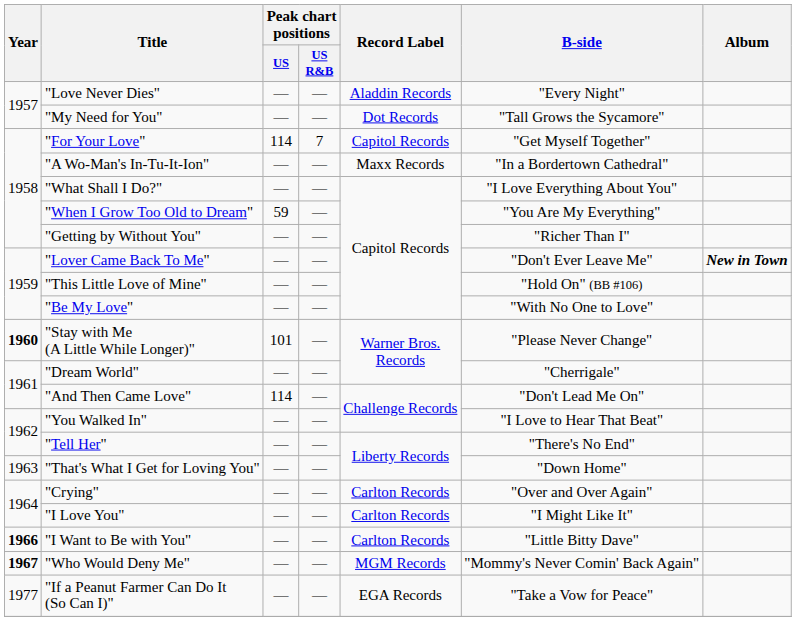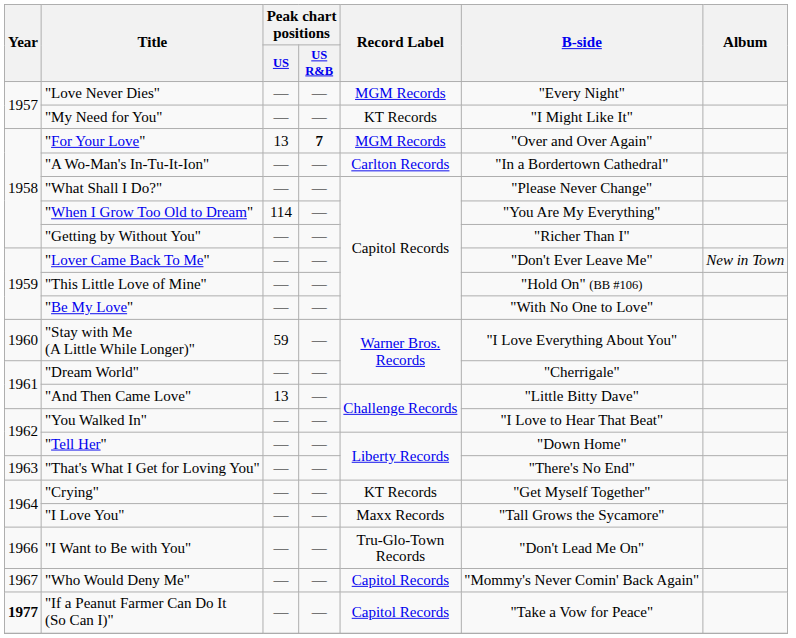(400, 93) Aladdin Records -> (400, 93) MGM Records
(400, 117) Dot Records -> (400, 117) KT Records
(582, 117) "Tall Grows the Sycamore" -> (582, 117) "I Might Like It"
(281, 140) 114 -> (281, 140) 13
(319, 140) normal -> (319, 140) bold
(400, 140) Capitol Records -> (400, 140) MGM Records
(582, 140) "Get Myself Together" -> (582, 140) "Over and Over Again"
(400, 164) Maxx Records -> (400, 164) Carlton Records
(582, 188) "I Love Everything About You" -> (582, 188) "Please Never Change"
(281, 212) 59 -> (281, 212) 114
(747, 260) bold -> (745, 260) normal
(23, 340) bold -> (23, 340) normal
(281, 340) 101 -> (281, 340) 59
(582, 340) "Please Never Change" -> (582, 340) "I Love Everything About You"
(281, 396) 114 -> (281, 396) 13
(582, 396) "Don't Lead Me On" -> (582, 396) "Little Bitty Dave"
(582, 444) "There's No End" -> (582, 444) "Down Home"
(582, 467) "Down Home" -> (582, 467) "There's No End"
(400, 491) Carlton Records -> (400, 491) KT Records
(582, 491) "Over and Over Again" -> (582, 491) "Get Myself Together"
(400, 515) Carlton Records -> (400, 515) Maxx Records
(582, 515) "I Might Like It" -> (582, 515) "Tall Grows the Sycamore"
(23, 539) bold -> (23, 547) normal
(400, 539) Carlton Records -> (400, 547) Tru-Glo-Town Records
(582, 539) "Little Bitty Dave" -> (582, 547) "Don't Lead Me On"
(23, 563) bold -> (23, 580) normal
(400, 563) MGM Records -> (400, 580) Capitol Records
(23, 595) normal -> (23, 612) bold
(400, 595) EGA Records -> (400, 612) Capitol Records
